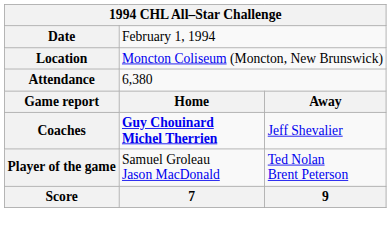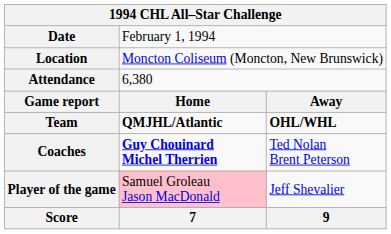+ row: (62, 123)
(305, 130) Jeff Shevalier -> (310, 152) Ted Nolan Brent Peterson
(171, 167) no background -> (171, 189) pink background
(308, 167) Ted Nolan Brent Peterson -> (307, 189) Jeff Shevalier
